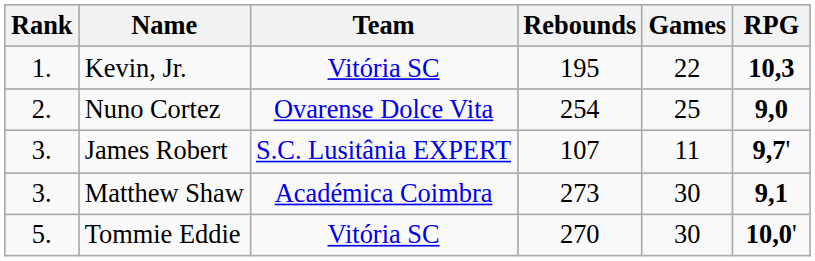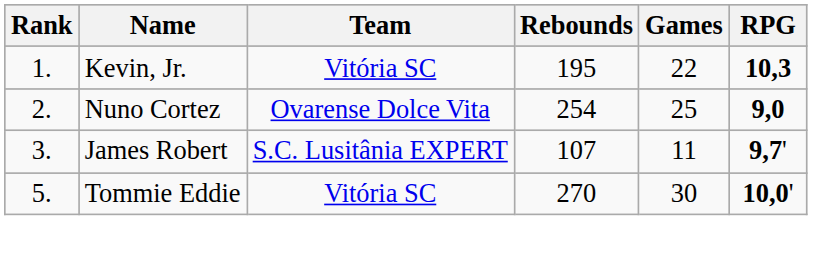- row: (164, 192)
